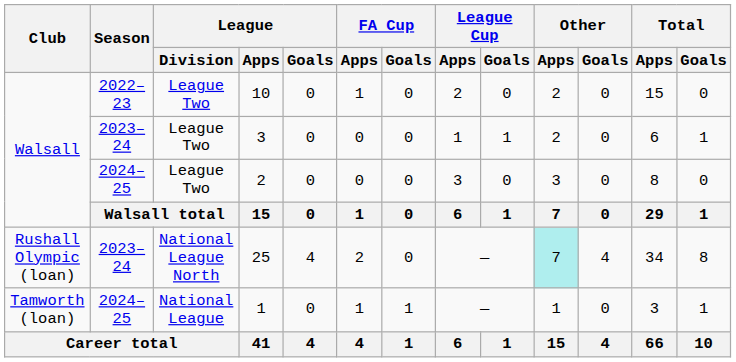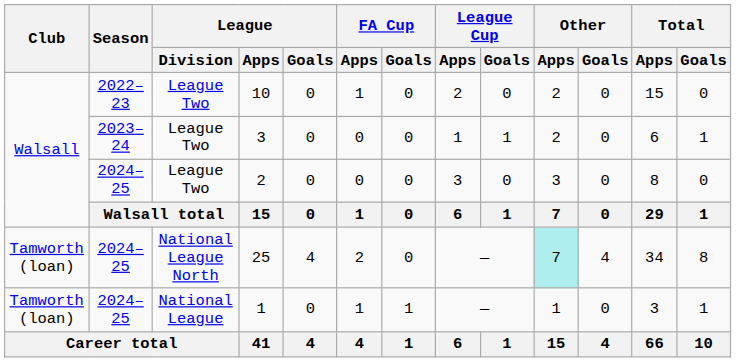(47, 258) Rushall Olympic (loan) -> (47, 258) Tamworth (loan)
(122, 258) 2023–24 -> (121, 258) 2024–25
